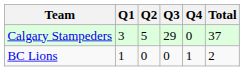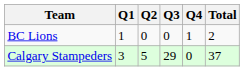rows swapped: (32, 55) <-> (60, 35)
